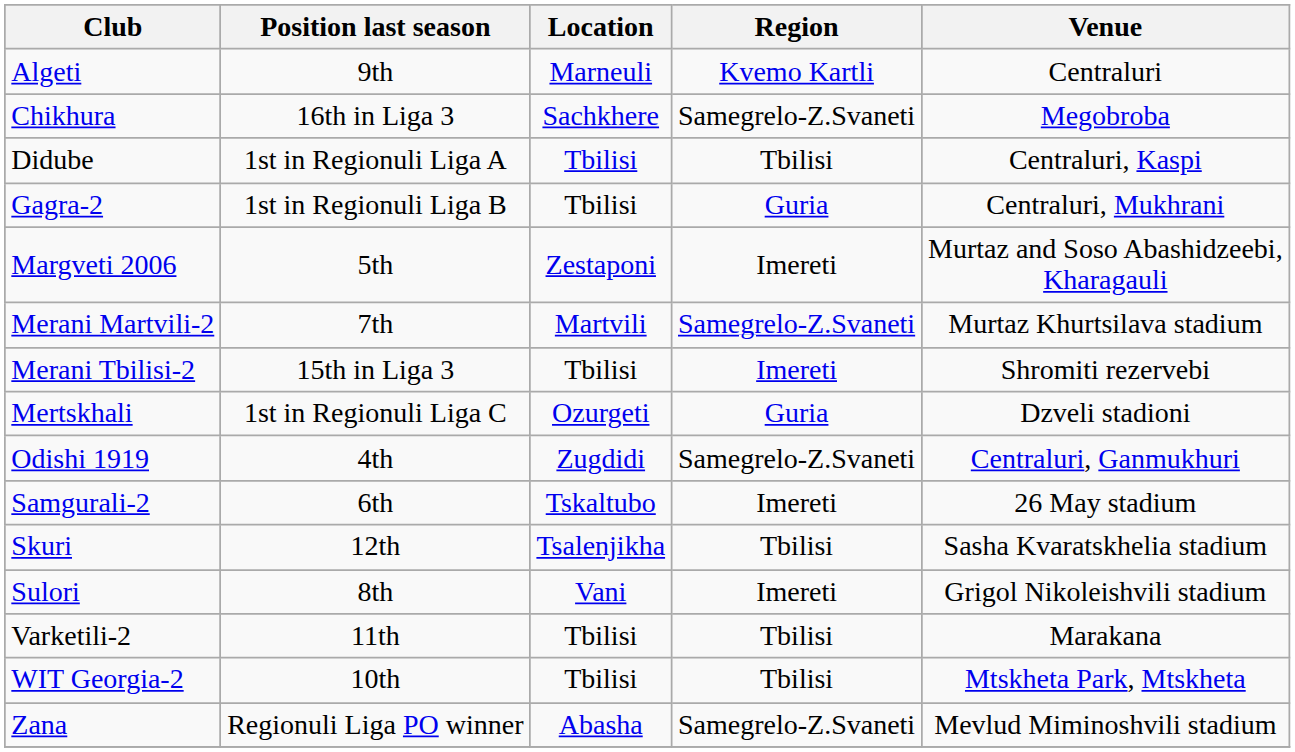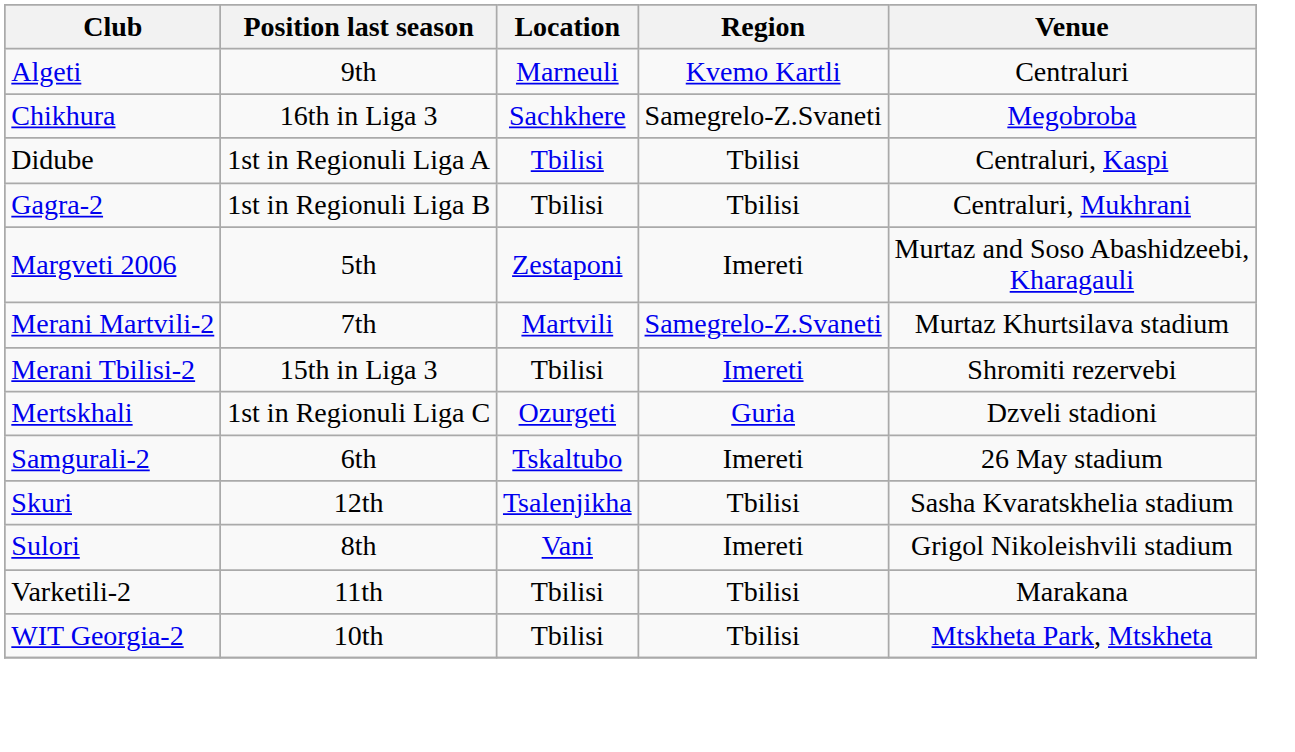(797, 204) Guria -> (763, 204) Tbilisi
- row: (80, 457)
- row: (39, 724)
